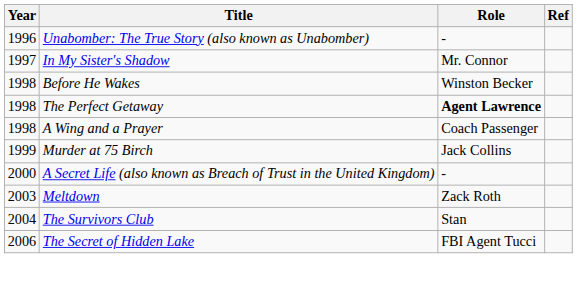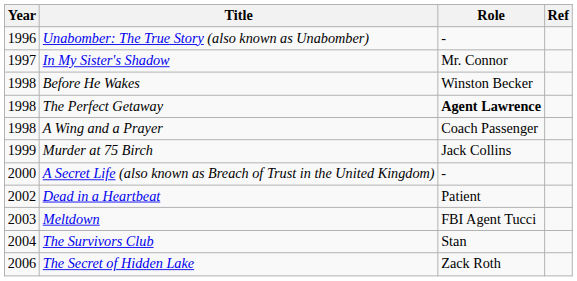+ row: (102, 196)
(471, 196) Zack Roth -> (489, 219) FBI Agent Tucci
(489, 241) FBI Agent Tucci -> (471, 264) Zack Roth
